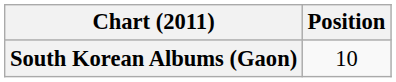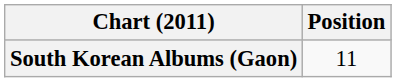(346, 58) 10 -> (346, 58) 11
